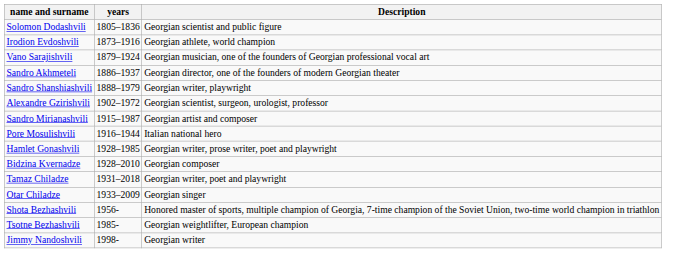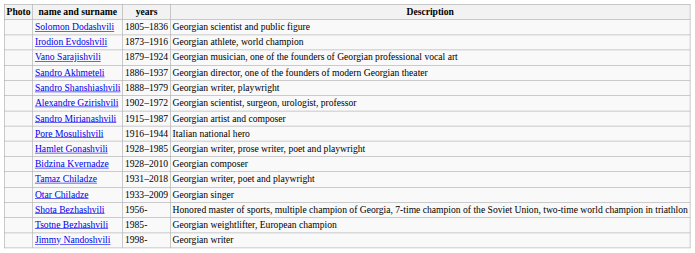+ column: (19, 12)
